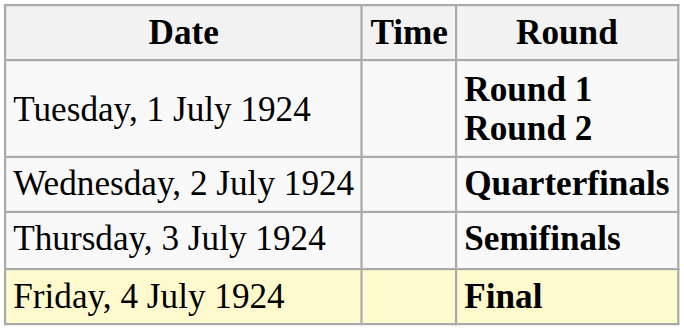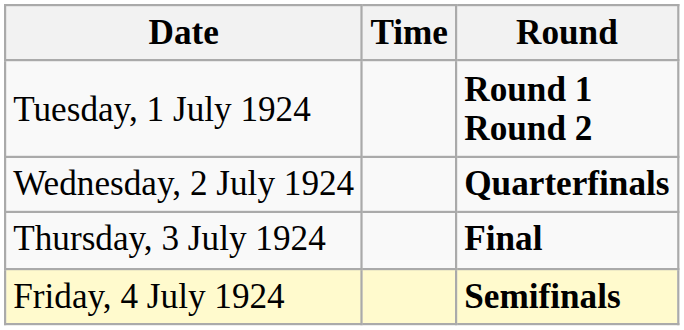(542, 239) Semifinals -> (503, 239) Final
(503, 295) Final -> (542, 295) Semifinals
